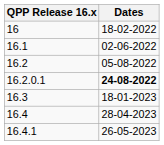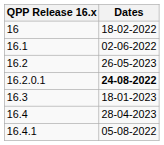(129, 64) 05-08-2022 -> (129, 64) 26-05-2023
(129, 132) 26-05-2023 -> (129, 132) 05-08-2022
